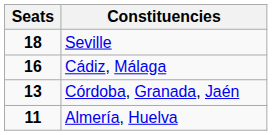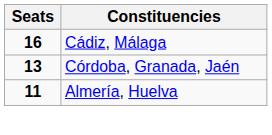- row: (88, 42)
